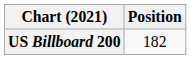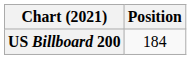(155, 41) 182 -> (155, 41) 184
